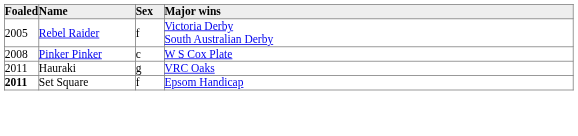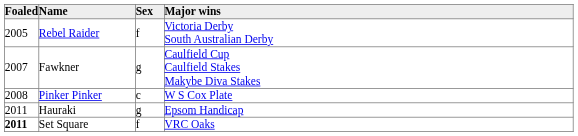+ row: (59, 67)
(190, 68) VRC Oaks -> (204, 110) Epsom Handicap
(204, 82) Epsom Handicap -> (190, 124) VRC Oaks
